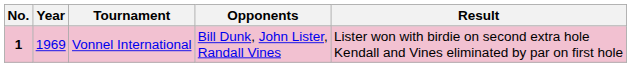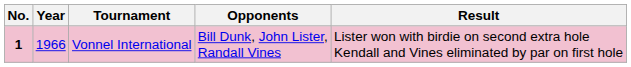(51, 44) 1969 -> (51, 44) 1966
